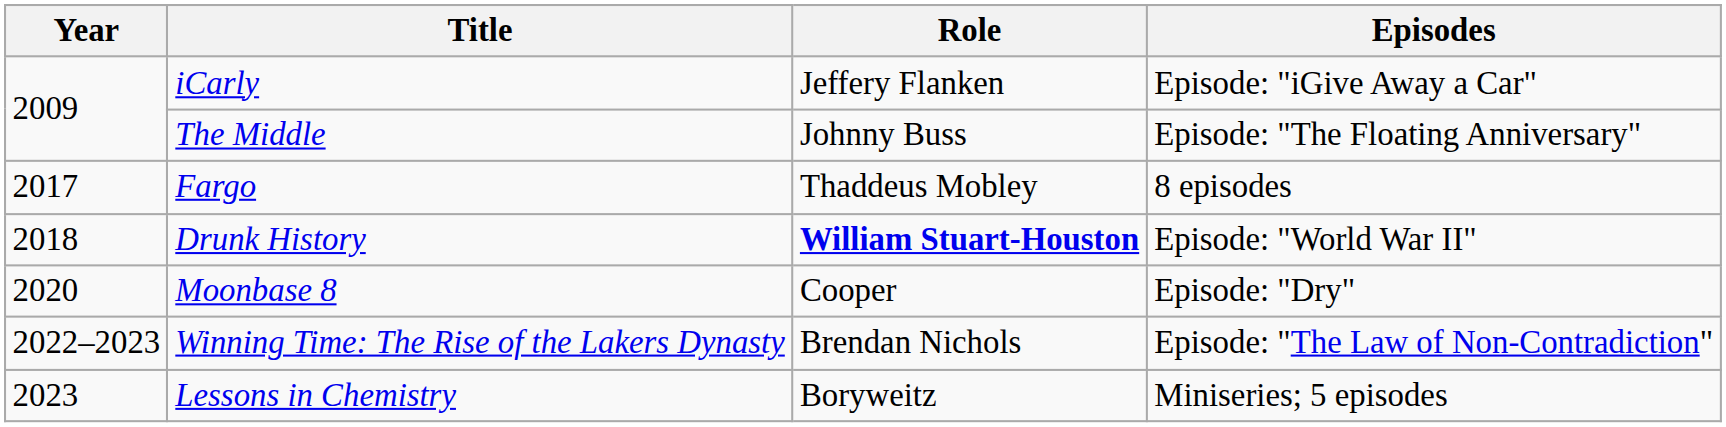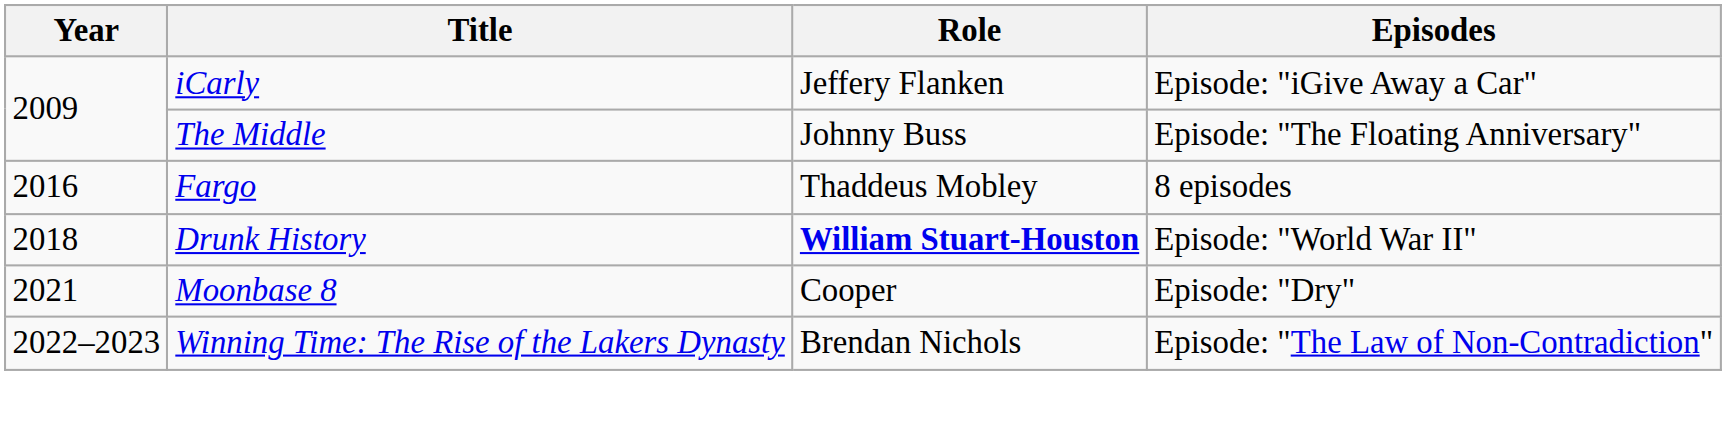(45, 186) 2017 -> (45, 186) 2016
(45, 290) 2020 -> (45, 290) 2021
- row: (316, 394)
